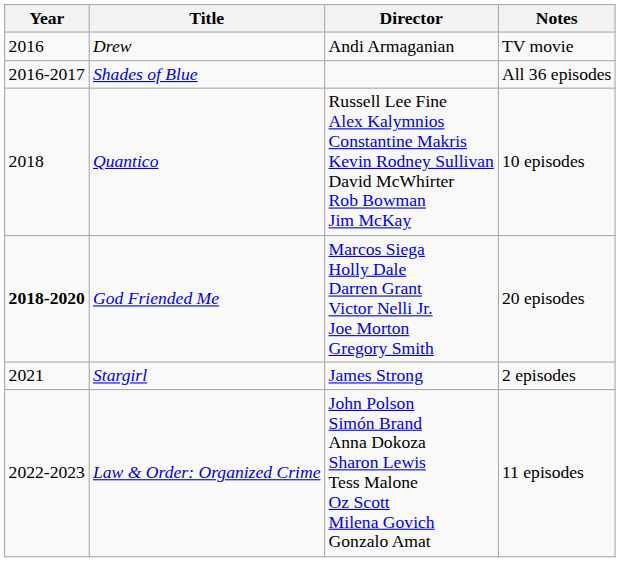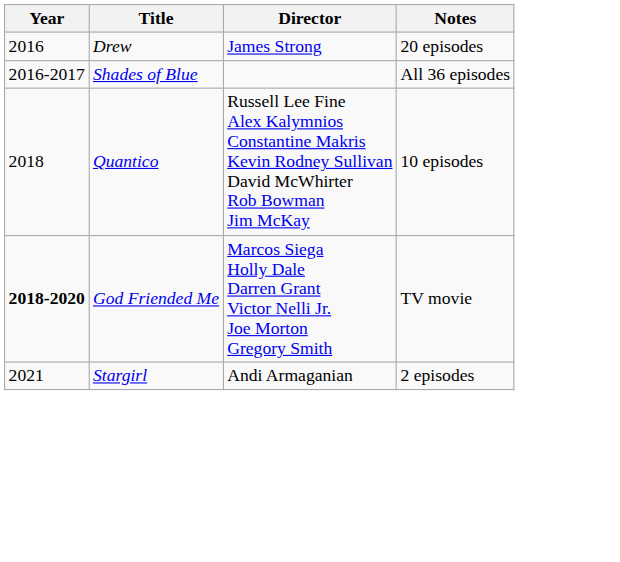(391, 46) Andi Armaganian -> (274, 46) James Strong
(538, 46) TV movie -> (442, 46) 20 episodes
(543, 298) 20 episodes -> (436, 298) TV movie
(376, 375) James Strong -> (290, 375) Andi Armaganian
- row: (207, 473)
